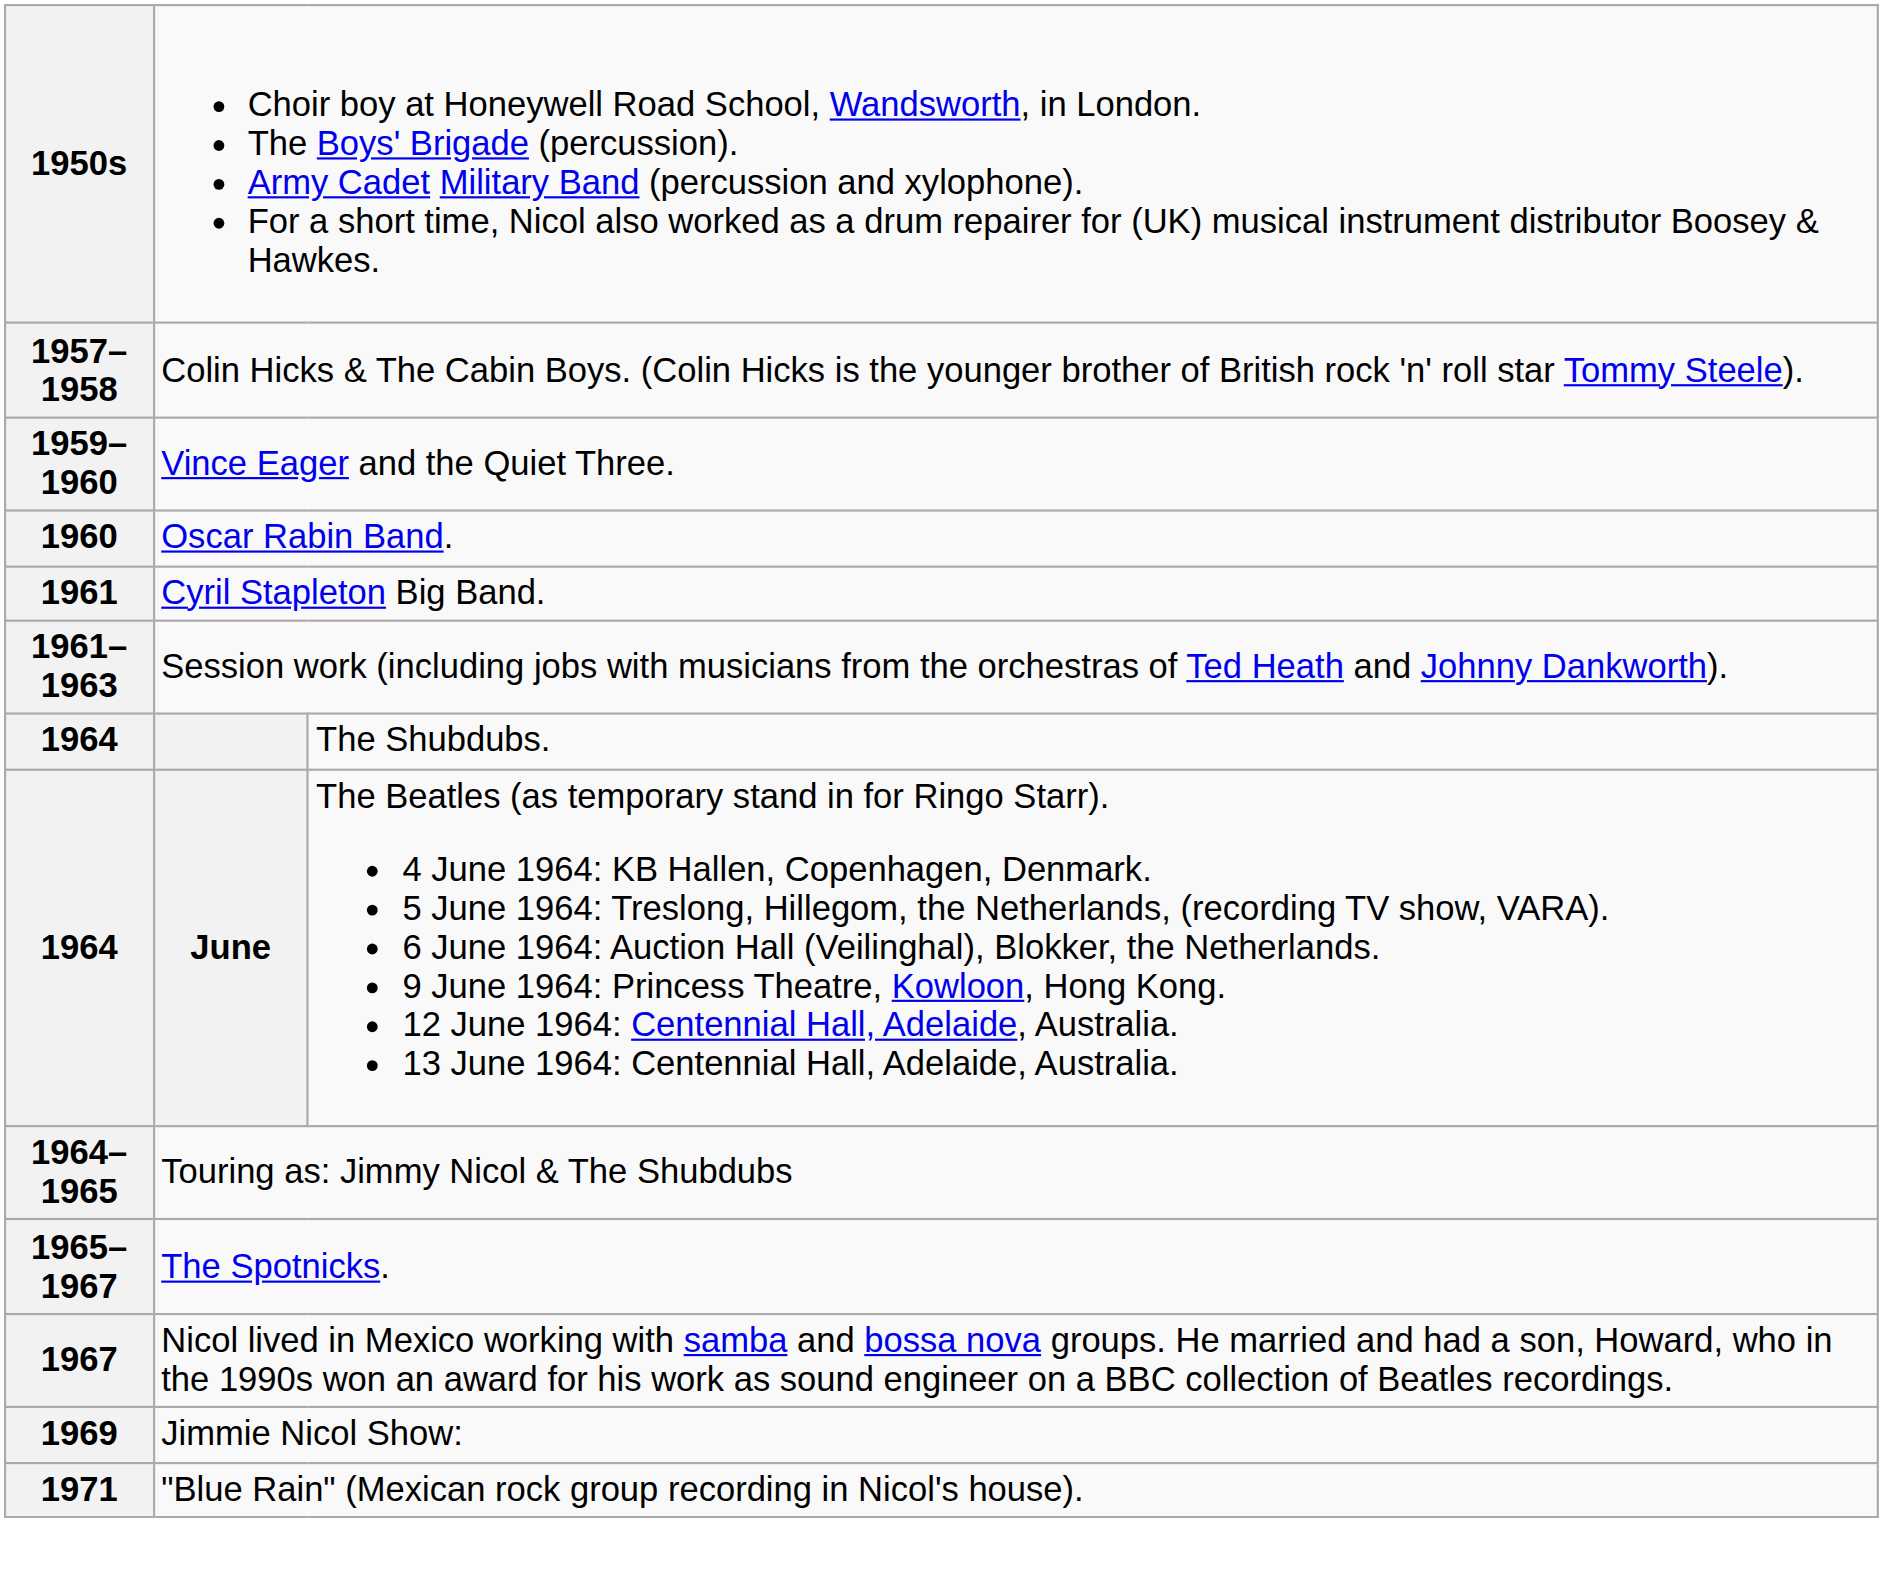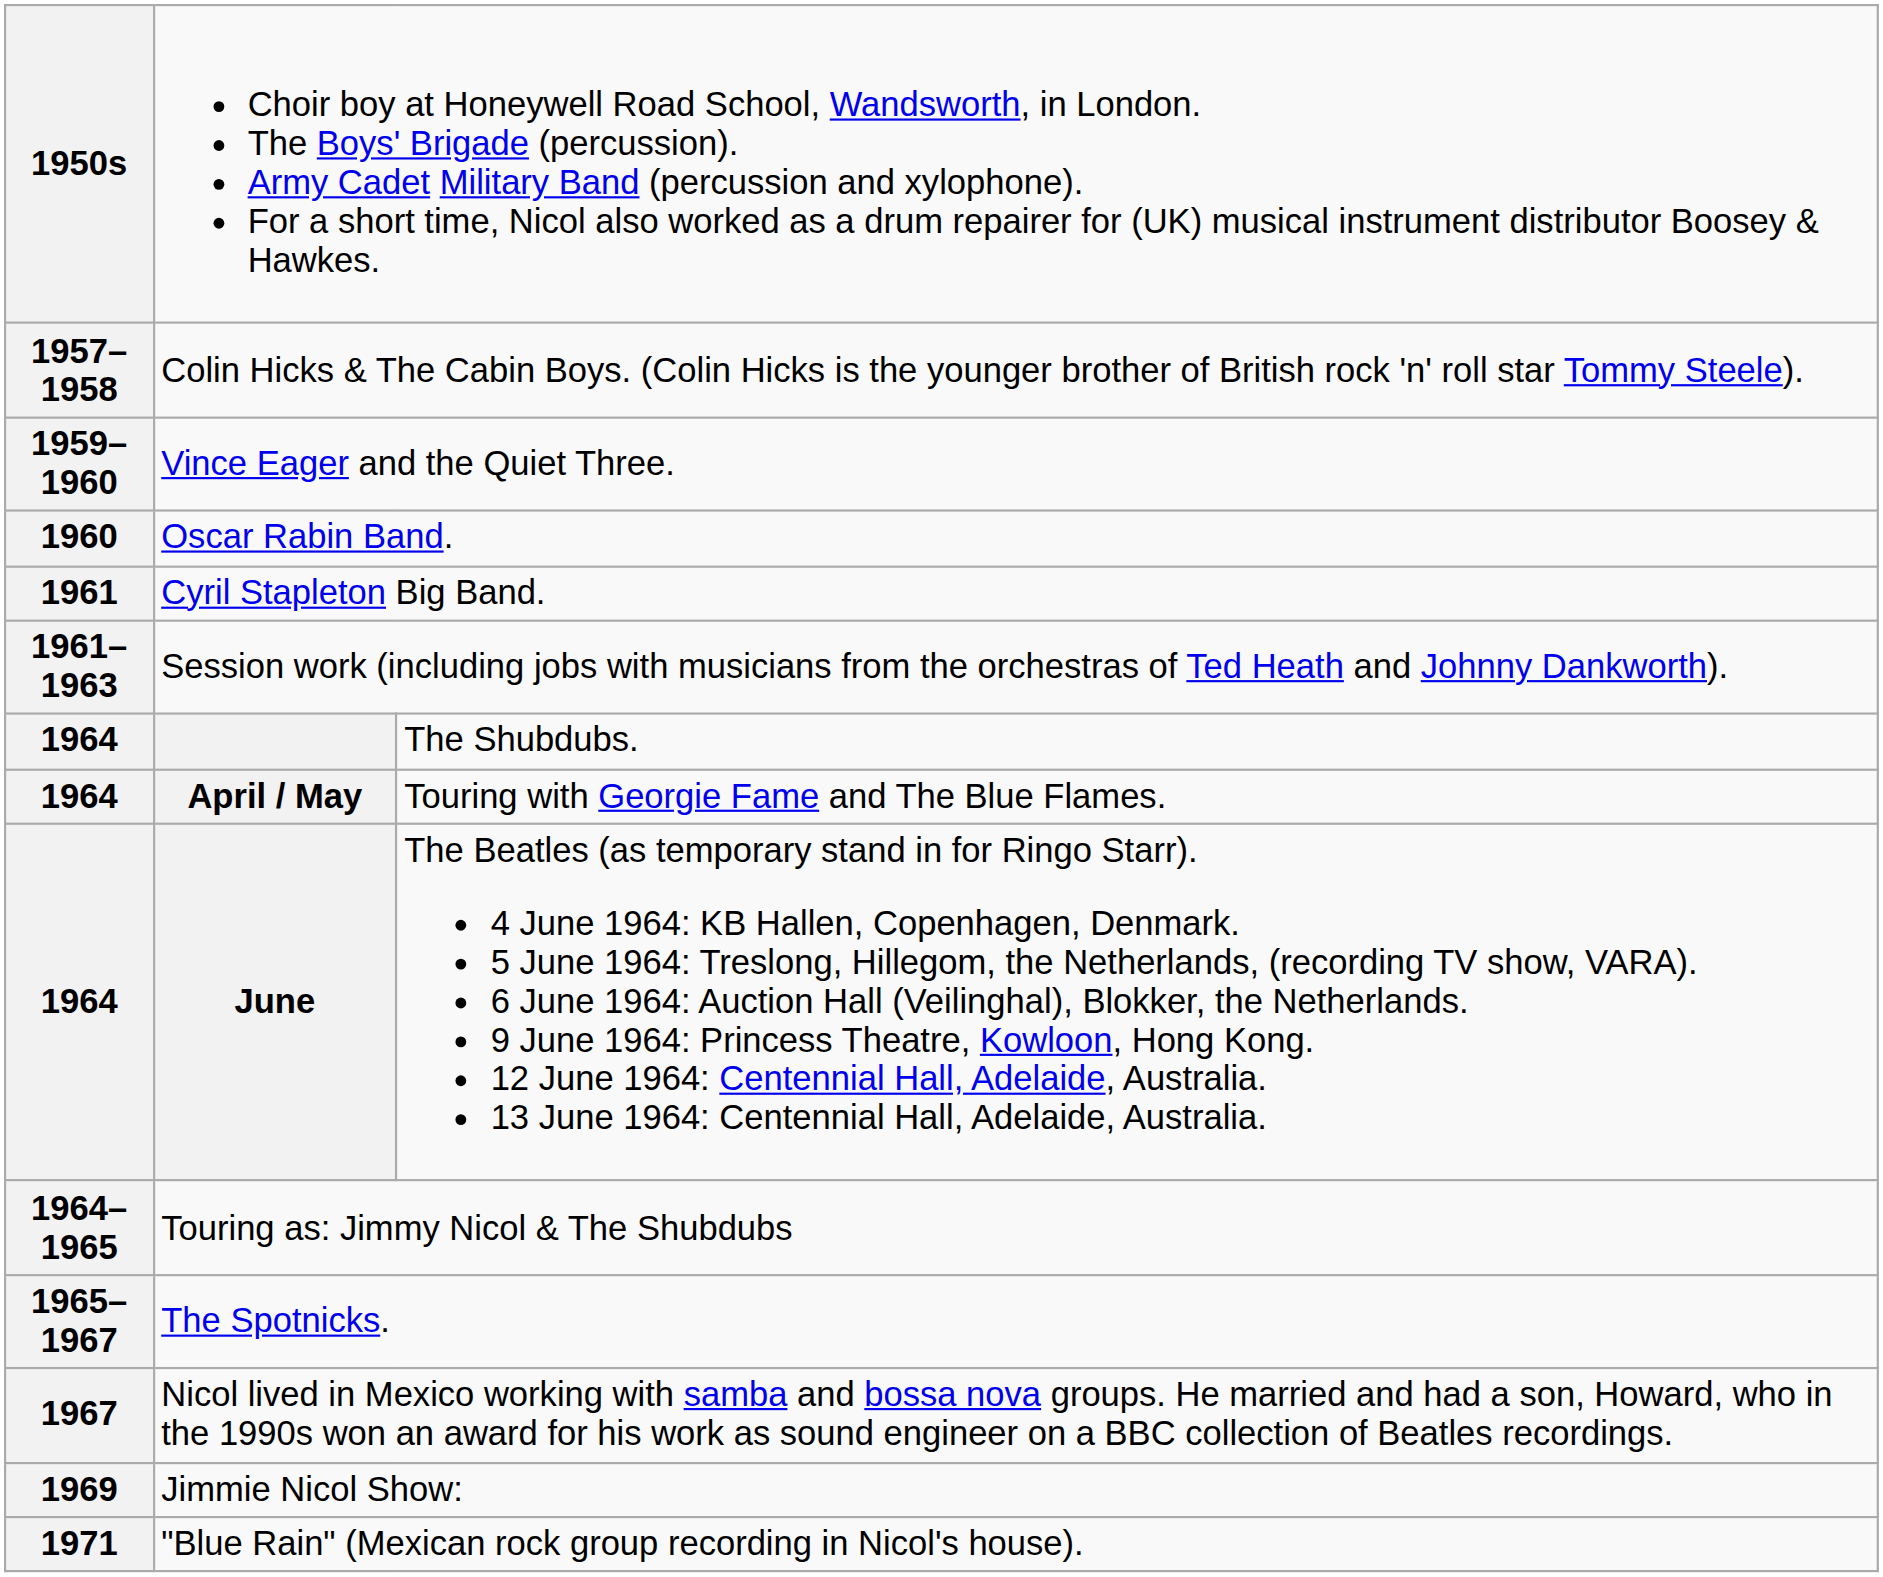+ row: (275, 795)
